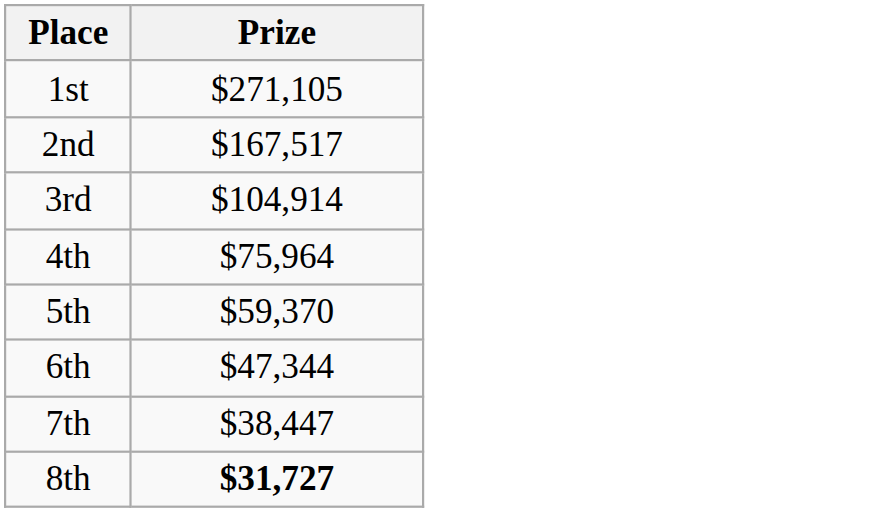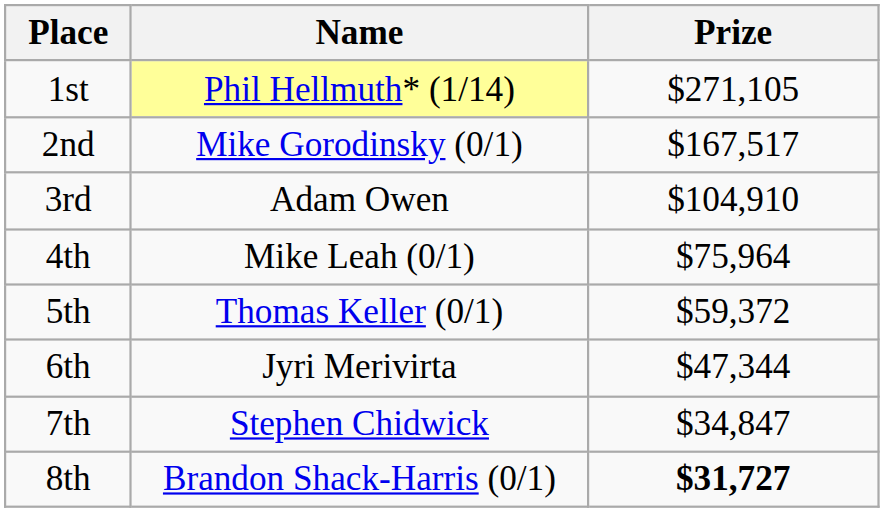+ column: (359, 32)
(277, 199) $104,914 -> (733, 199) $104,910
(277, 311) $59,370 -> (733, 311) $59,372
(277, 423) $38,447 -> (733, 423) $34,847
